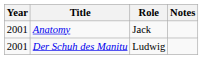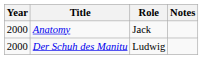(17, 29) 2001 -> (17, 29) 2000
(17, 46) 2001 -> (17, 46) 2000
